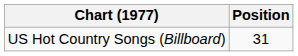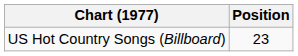(261, 39) 31 -> (261, 39) 23
